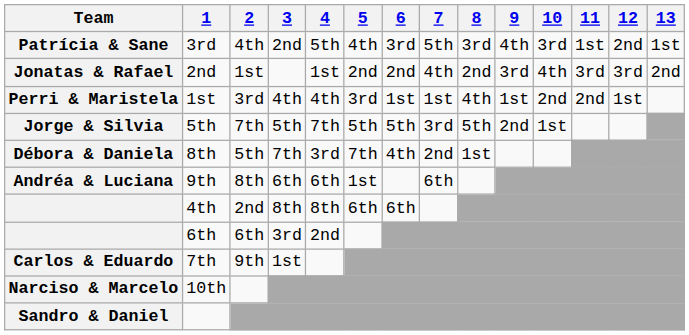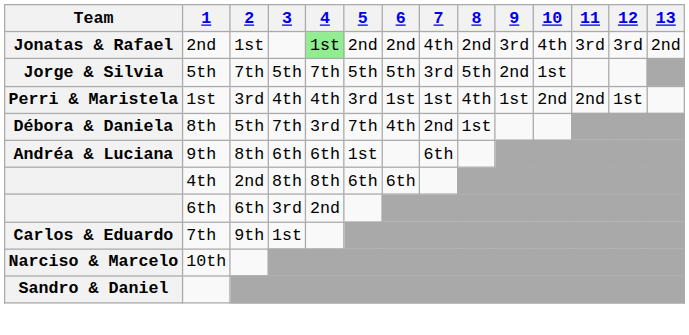- row: (93, 45)
(325, 72) no background -> (325, 45) lightgreen background
rows swapped: (93, 100) <-> (93, 127)
